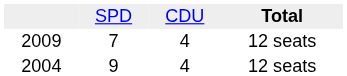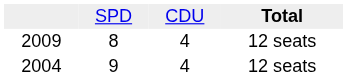(114, 41) 7 -> (114, 41) 8
